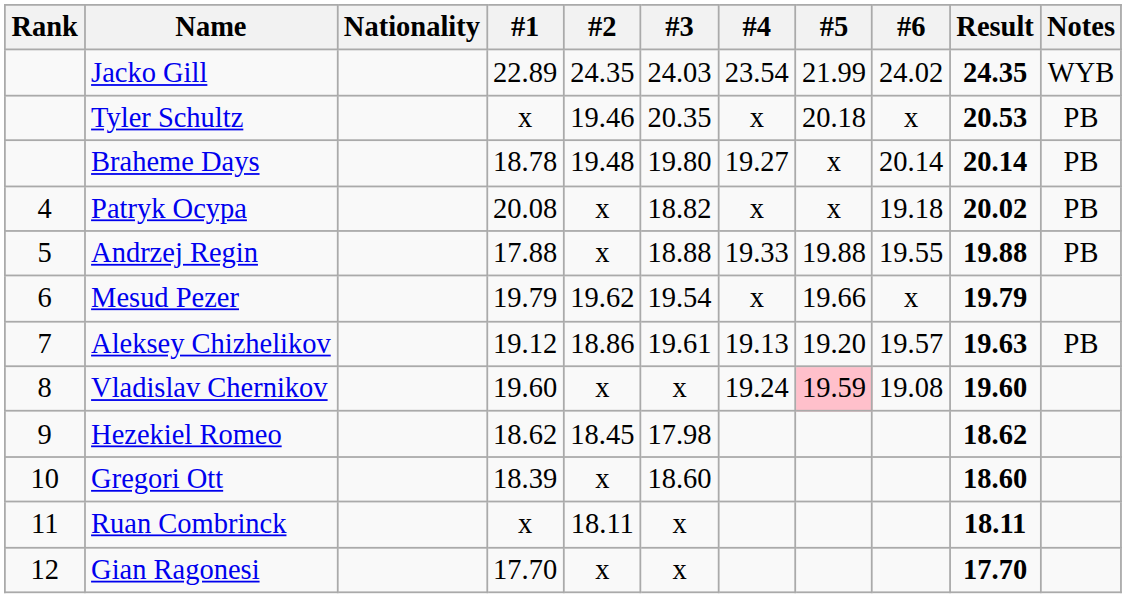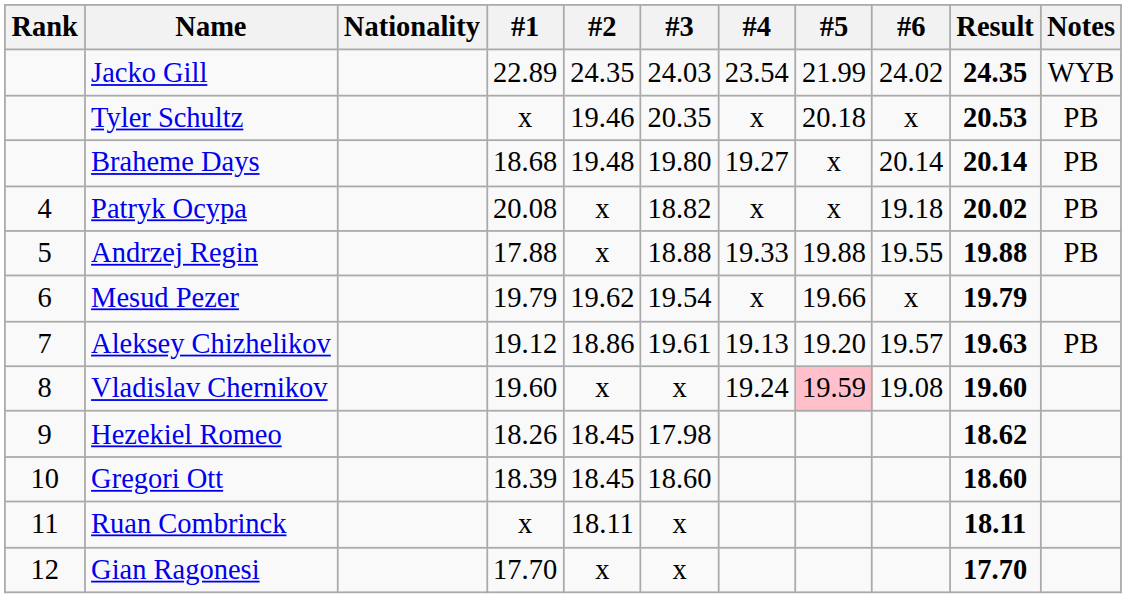(525, 162) 18.78 -> (525, 162) 18.68
(525, 433) 18.62 -> (525, 433) 18.26
(602, 478) x -> (602, 478) 18.45
